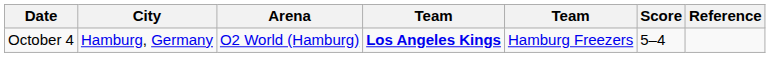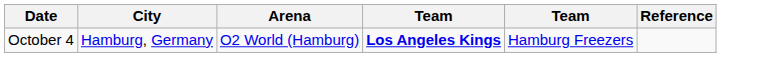- column: (661, 16)
